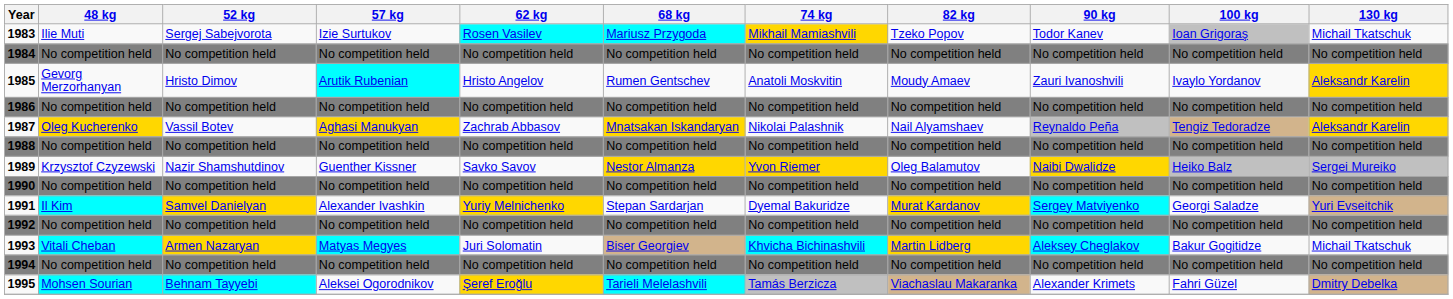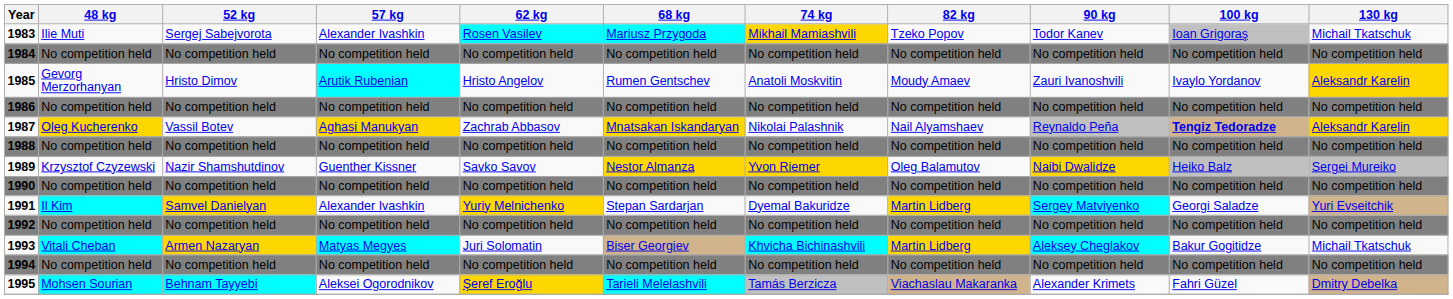(355, 34) Izie Surtukov -> (372, 34) Alexander Ivashkin
(1221, 126) normal -> (1224, 126) bold
(935, 205) Murat Kardanov -> (931, 205) Martin Lidberg
